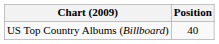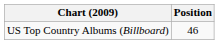(193, 30) 40 -> (193, 30) 46
